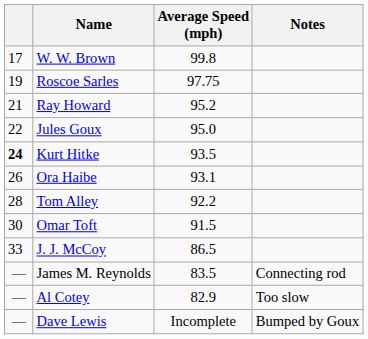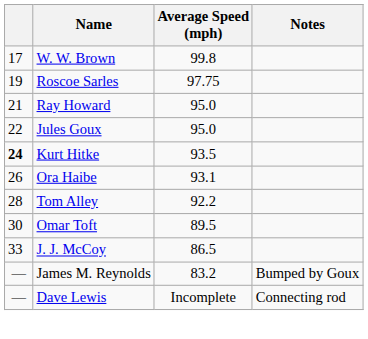(203, 106) 95.2 -> (203, 106) 95.0
(203, 225) 91.5 -> (203, 225) 89.5
(203, 273) 83.5 -> (203, 273) 83.2
(301, 273) Connecting rod -> (307, 273) Bumped by Goux
- row: (63, 297)
(307, 321) Bumped by Goux -> (301, 297) Connecting rod
